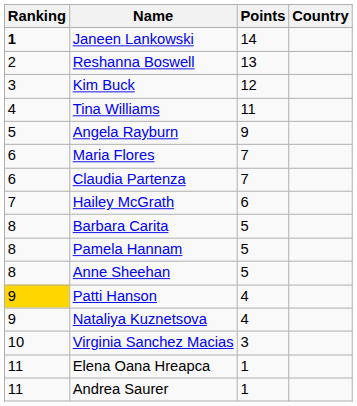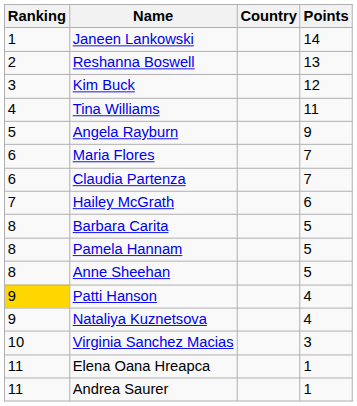columns swapped: (320, 16) <-> (263, 16)
(12, 39) bold -> (12, 39) normal
